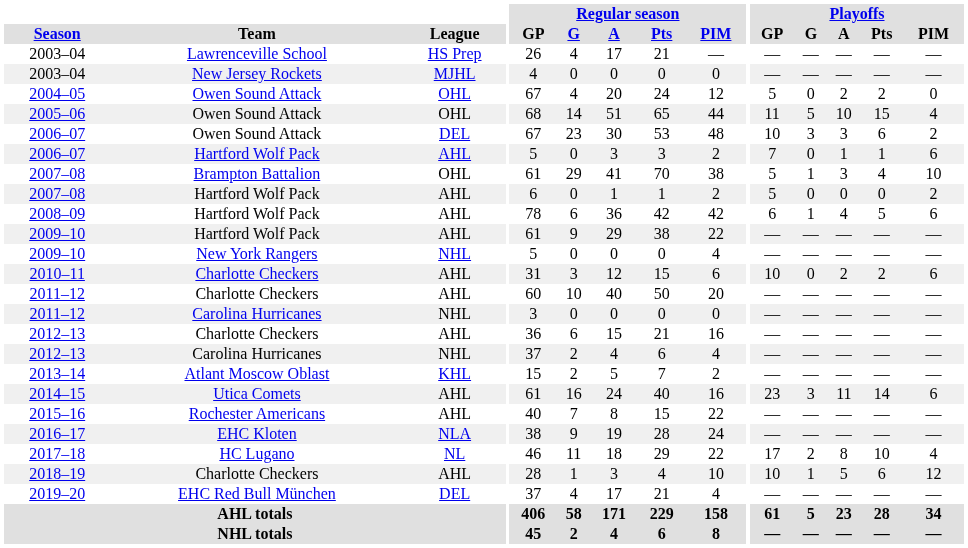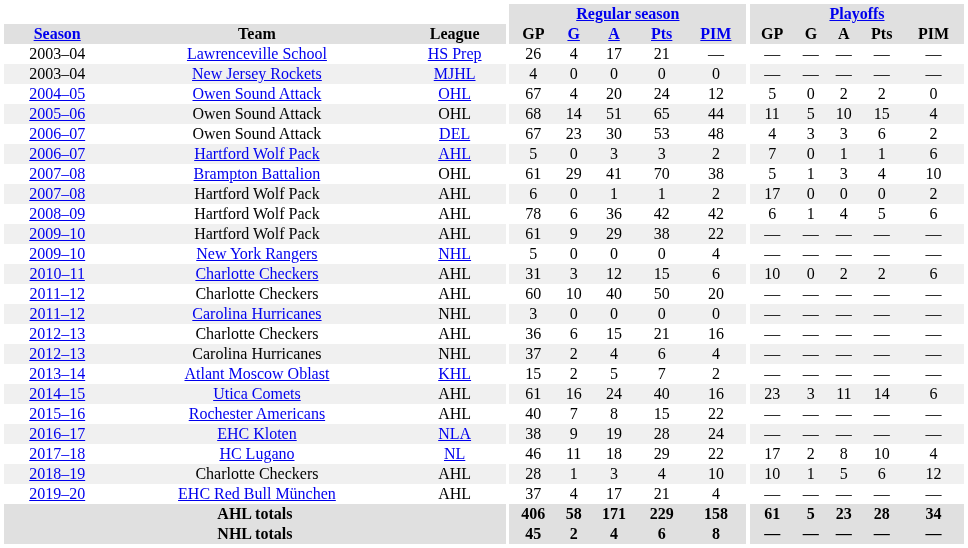(772, 134) 10 -> (772, 134) 4
(772, 194) 5 -> (772, 194) 17
(455, 494) DEL -> (455, 494) AHL
